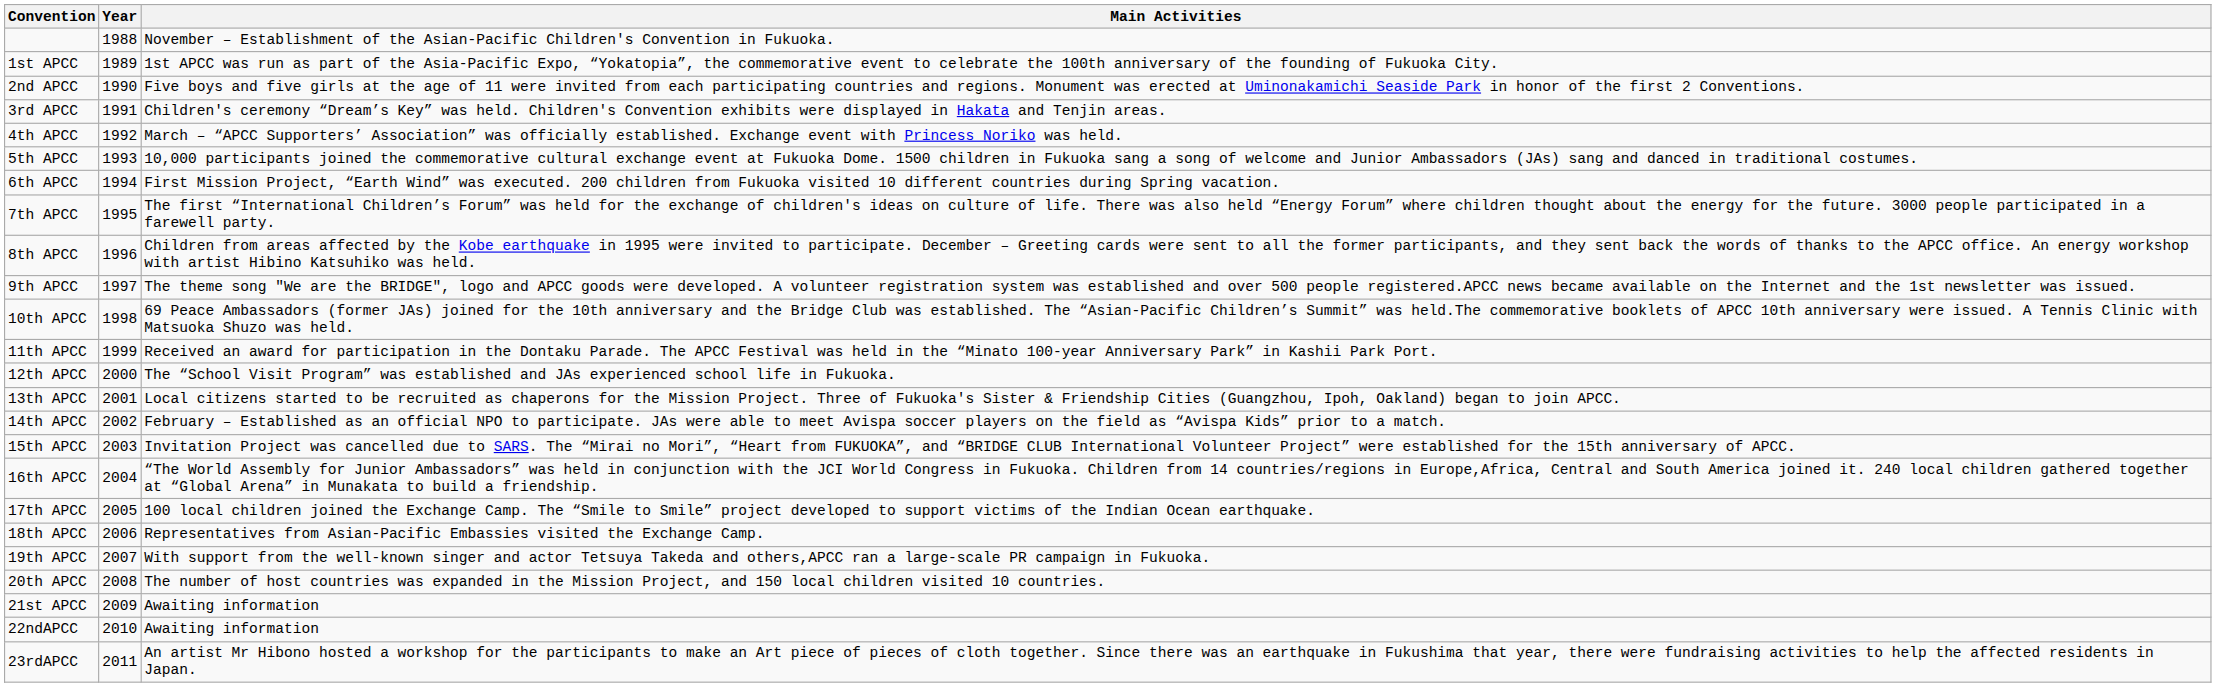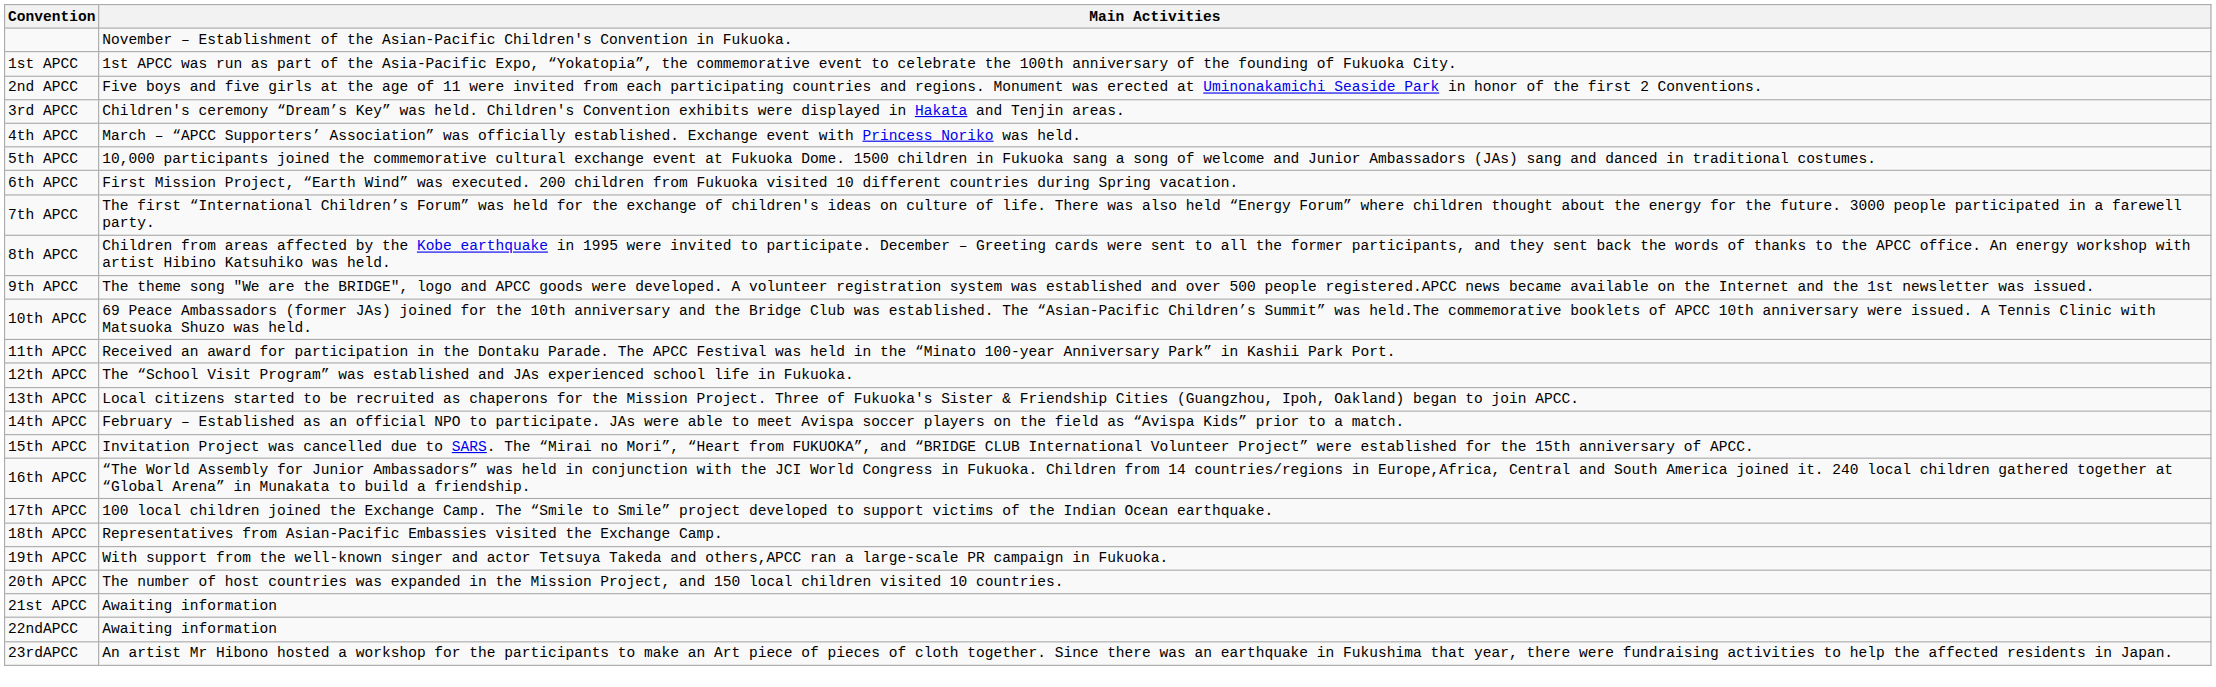- column: (120, 16)
